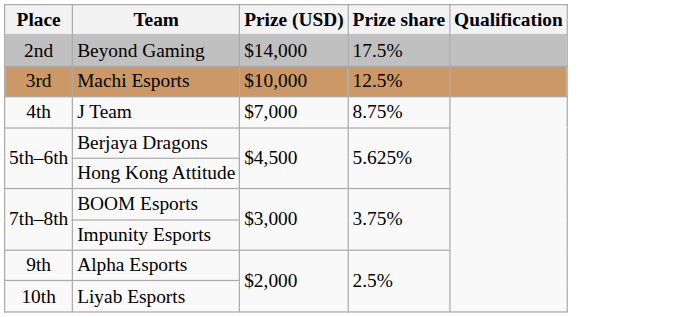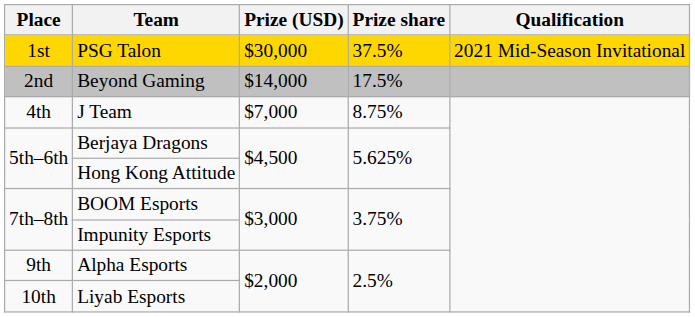+ row: (119, 50)
- row: (133, 81)
